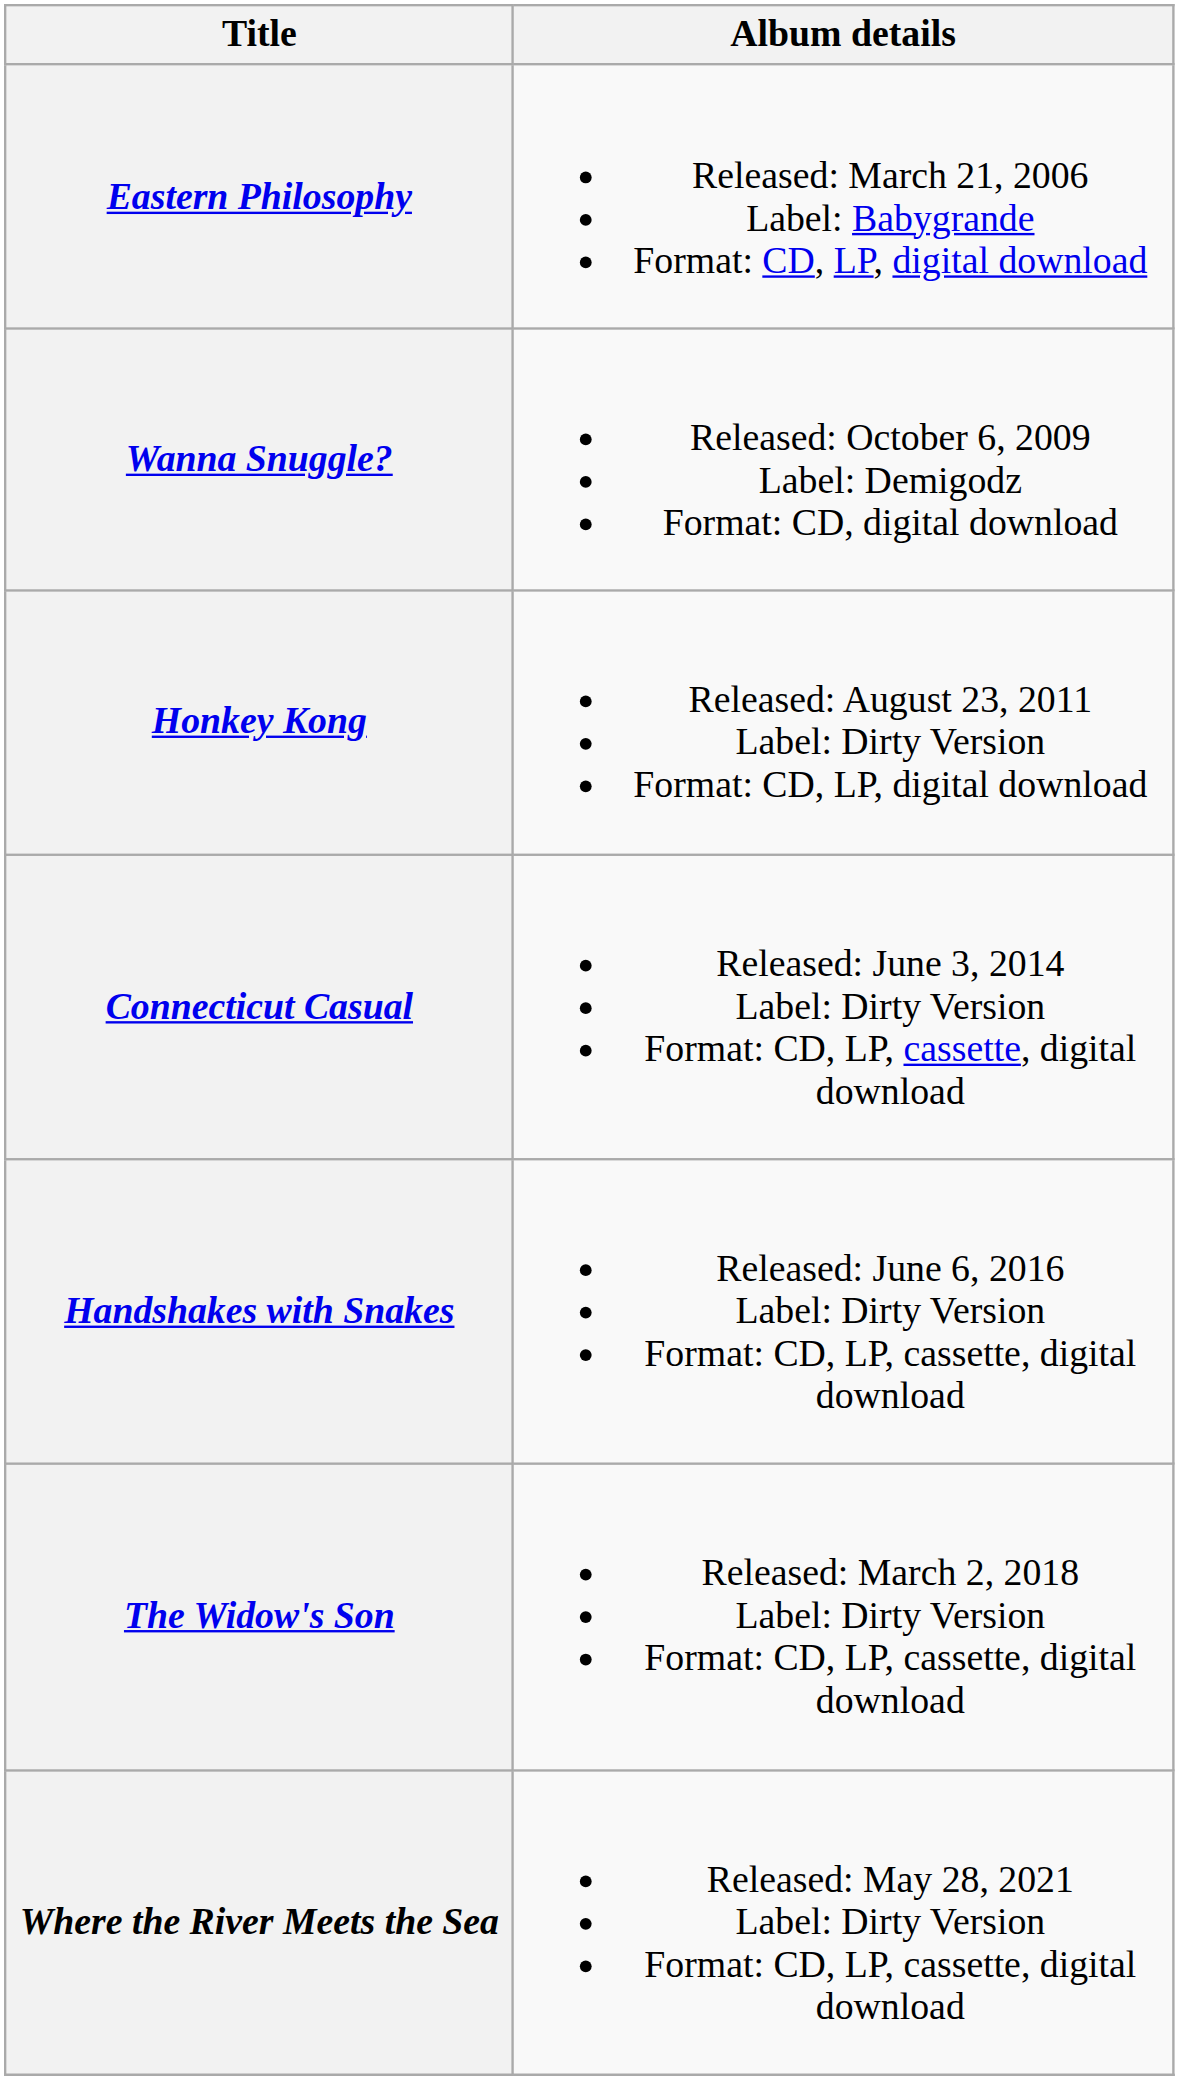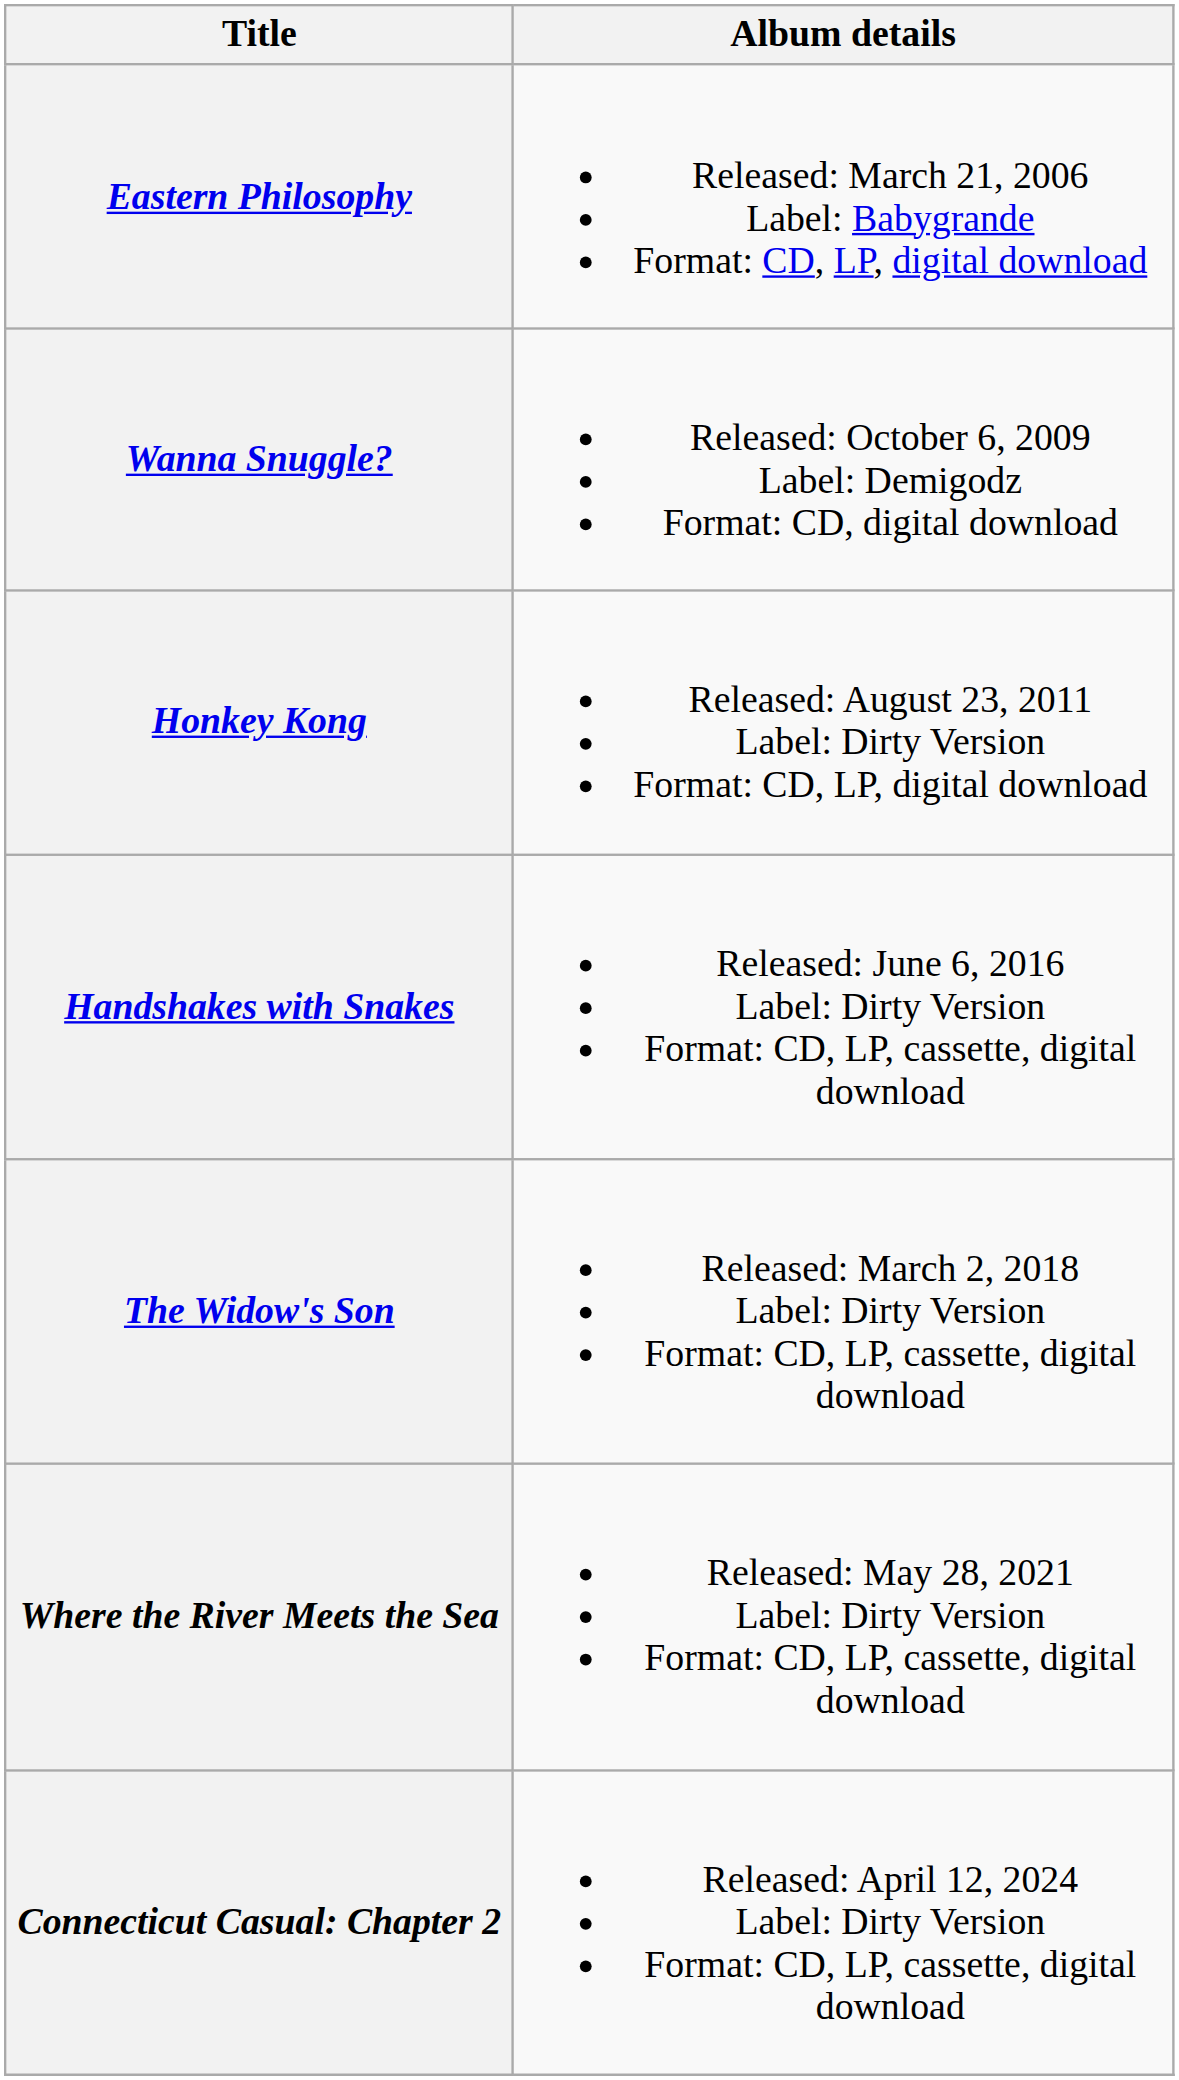- row: (259, 1005)
+ row: (259, 1921)
